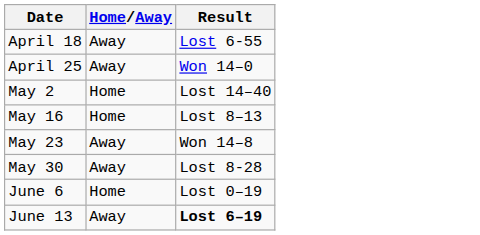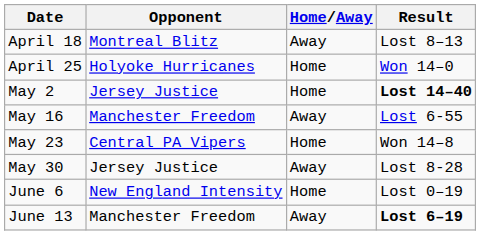+ column: (186, 17)
(221, 42) Lost 6-55 -> (421, 42) Lost 8–13
(108, 67) Away -> (308, 67) Home
(225, 92) normal -> (426, 92) bold
(108, 117) Home -> (308, 117) Away
(221, 117) Lost 8–13 -> (421, 117) Lost 6-55
(108, 142) Away -> (308, 142) Home
